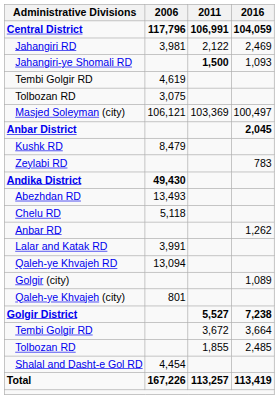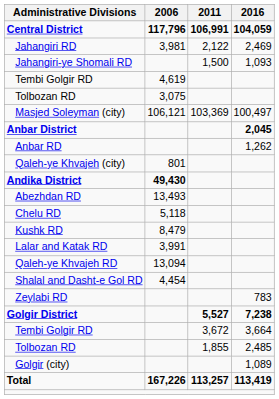(215, 63) bold -> (215, 63) normal
rows swapped: (38, 230) <-> (39, 146)
rows swapped: (41, 163) <-> (70, 297)
rows swapped: (79, 364) <-> (42, 280)
